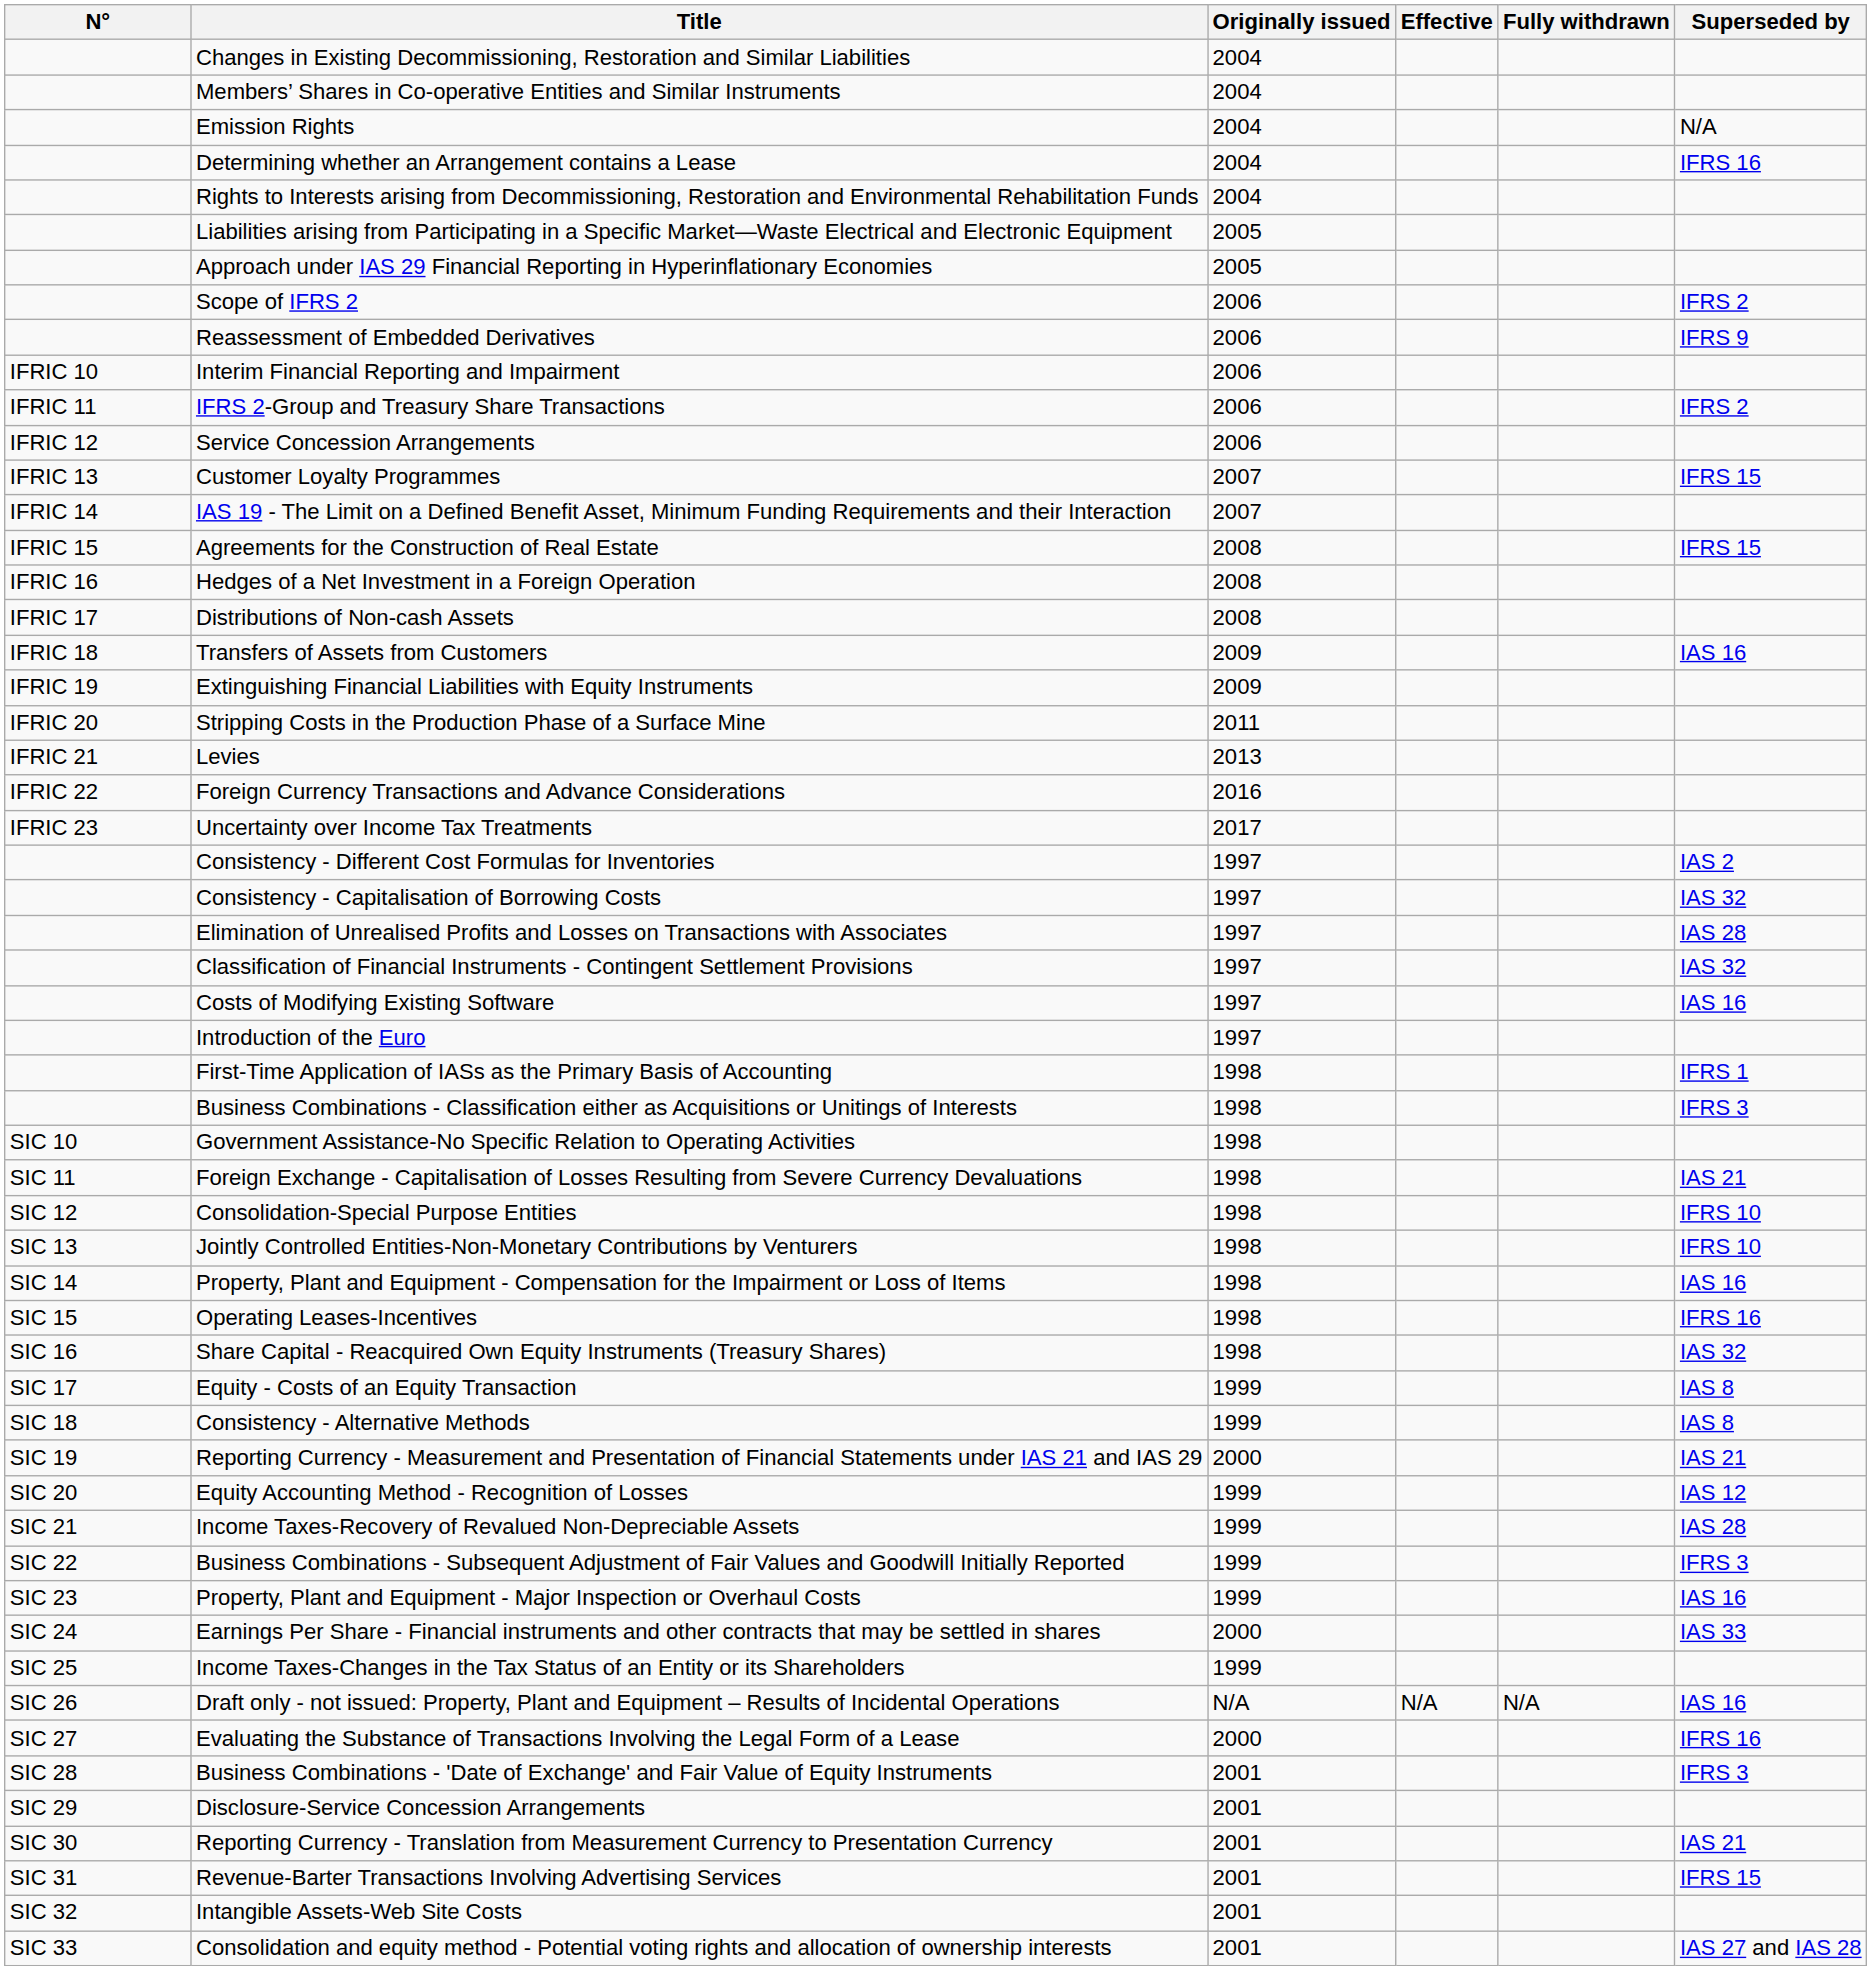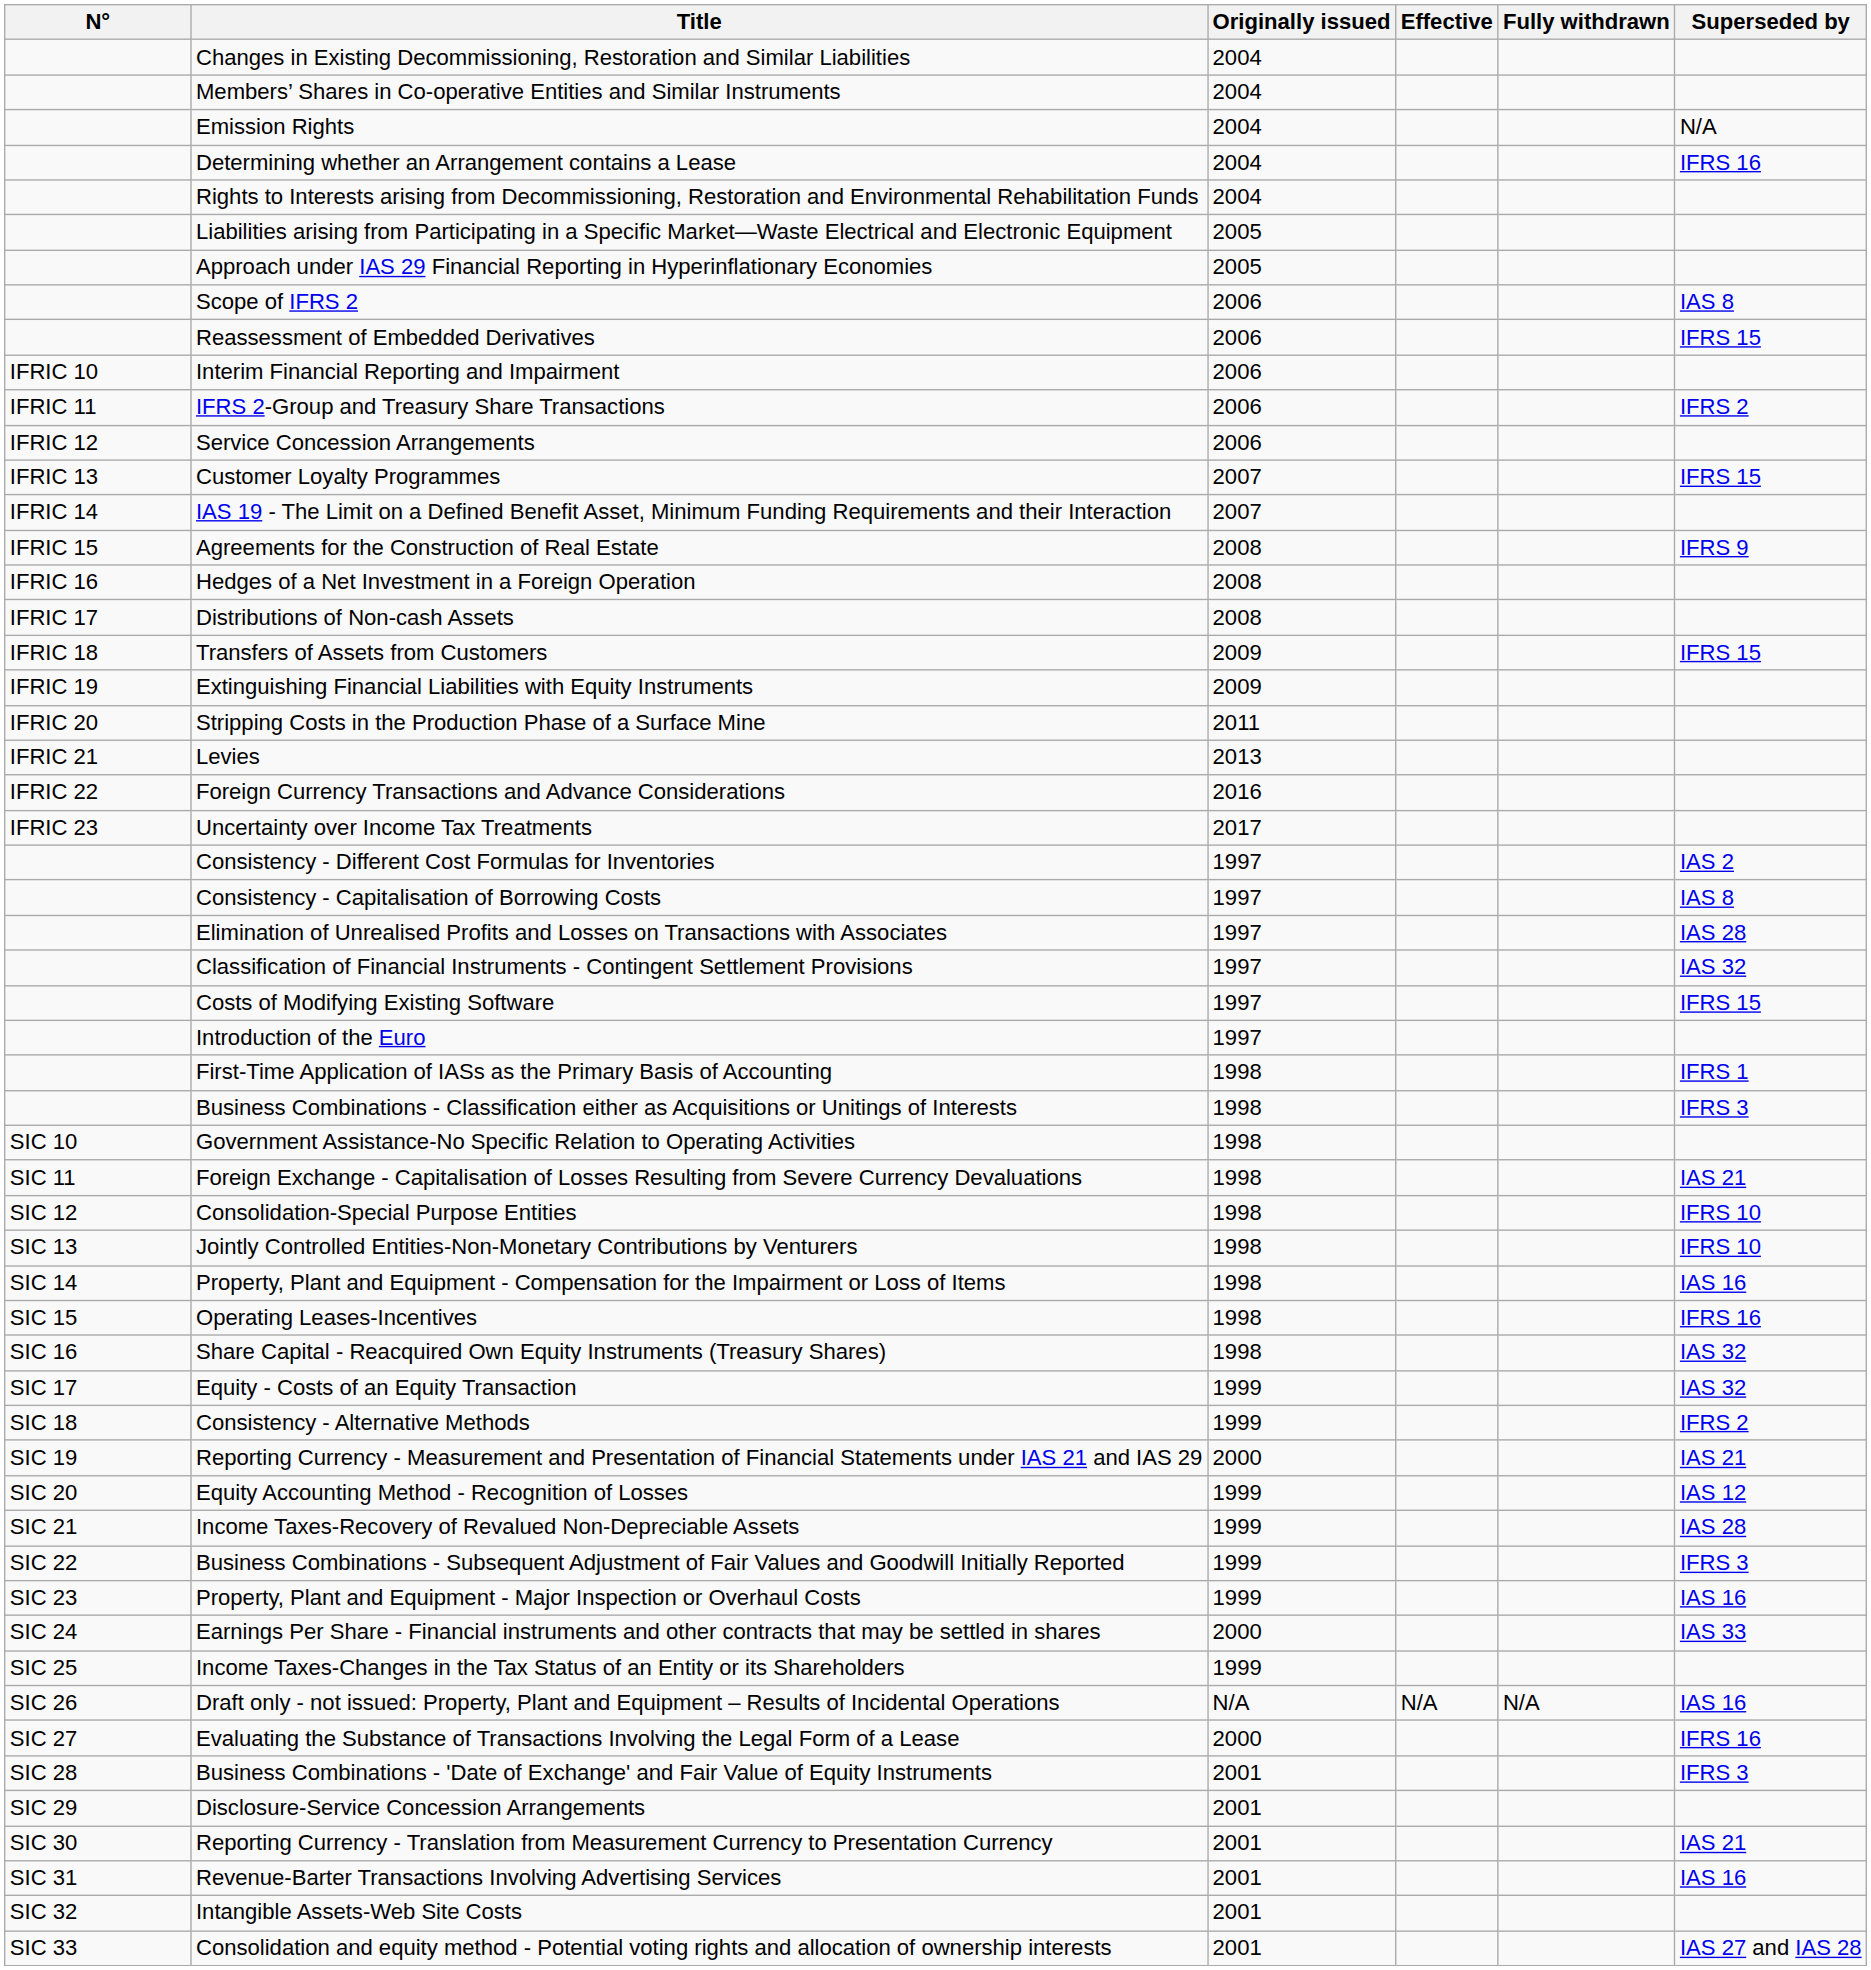(1714, 302) IFRS 2 -> (1707, 302) IAS 8
(1714, 337) IFRS 9 -> (1720, 337) IFRS 15
(1720, 547) IFRS 15 -> (1714, 547) IFRS 9
(1713, 652) IAS 16 -> (1720, 652) IFRS 15
(1713, 897) IAS 32 -> (1707, 897) IAS 8
(1713, 1002) IAS 16 -> (1720, 1002) IFRS 15
(1707, 1387) IAS 8 -> (1713, 1387) IAS 32
(1707, 1422) IAS 8 -> (1714, 1422) IFRS 2
(1720, 1877) IFRS 15 -> (1713, 1877) IAS 16
